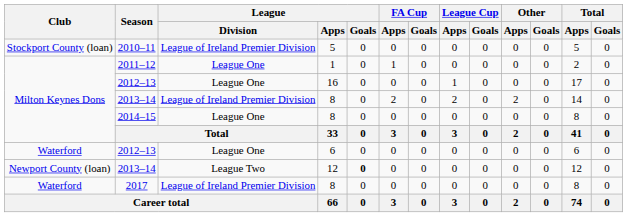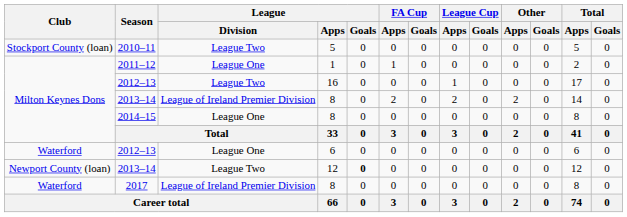(238, 47) League of Ireland Premier Division -> (238, 47) League Two
(238, 82) League One -> (238, 82) League Two
